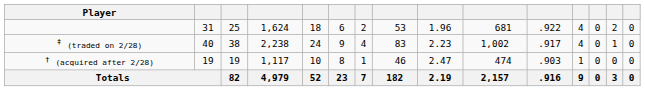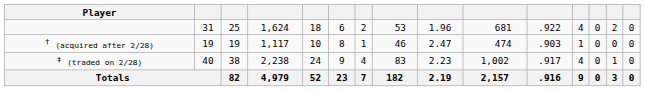rows swapped: (100, 61) <-> (100, 44)
